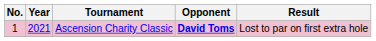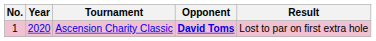(39, 29) 2021 -> (39, 29) 2020
